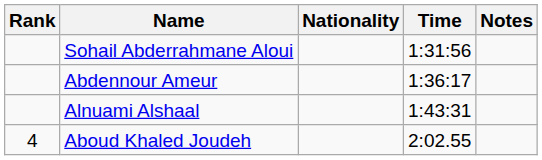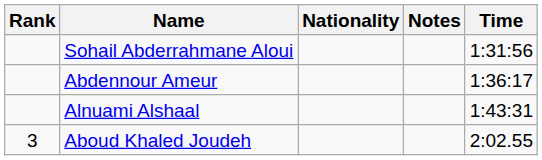columns swapped: (440, 20) <-> (507, 20)
(32, 140) 4 -> (32, 140) 3
